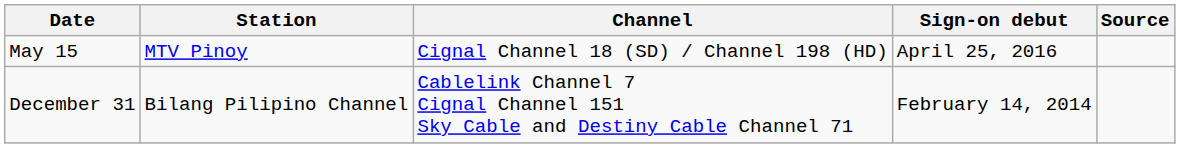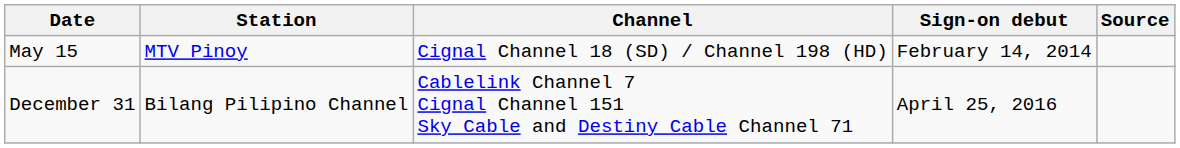(977, 51) April 25, 2016 -> (994, 51) February 14, 2014
(994, 105) February 14, 2014 -> (977, 105) April 25, 2016
